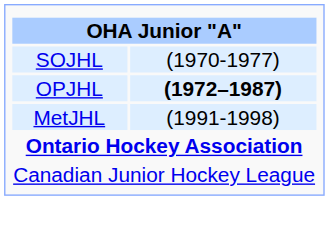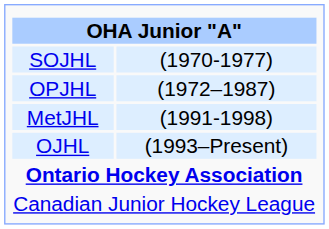(223, 88) bold -> (216, 88) normal
+ row: (63, 146)
